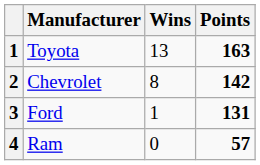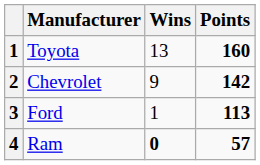(236, 51) 163 -> (236, 51) 160
(154, 82) 8 -> (154, 82) 9
(236, 113) 131 -> (237, 113) 113
(154, 144) normal -> (154, 144) bold
